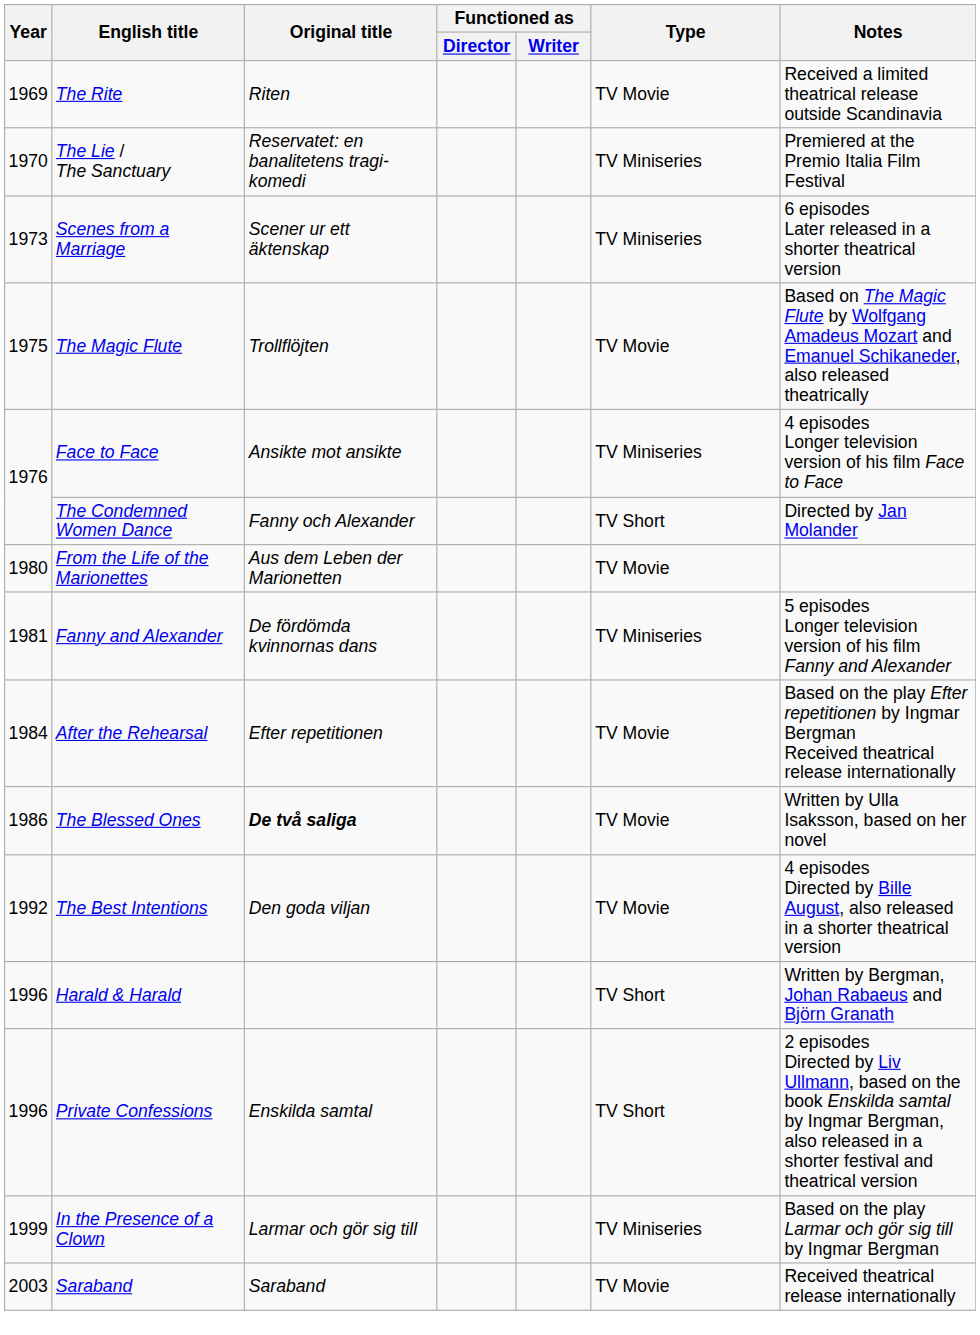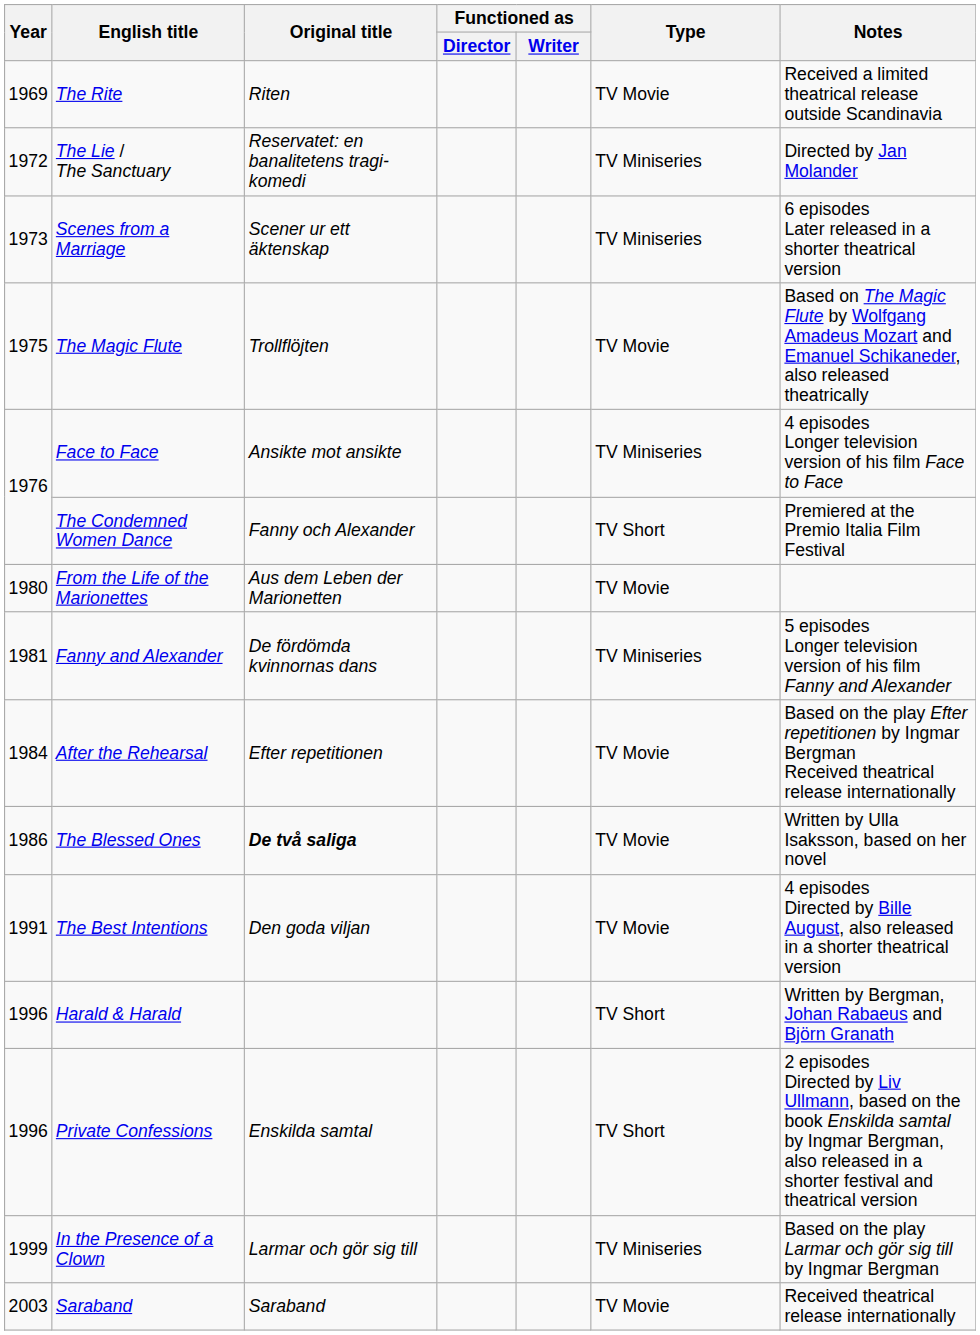(28, 161) 1970 -> (28, 161) 1972
(852, 161) Premiered at the Premio Italia Film Festival -> (846, 161) Directed by Jan Molander
(846, 520) Directed by Jan Molander -> (852, 530) Premiered at the Premio Italia Film Festival
(28, 907) 1992 -> (28, 927) 1991
